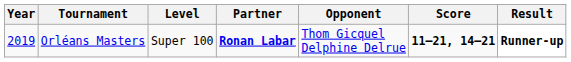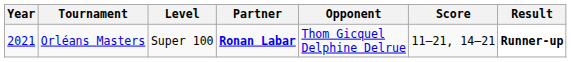(21, 40) 2019 -> (21, 40) 2021
(453, 40) bold -> (453, 40) normal
